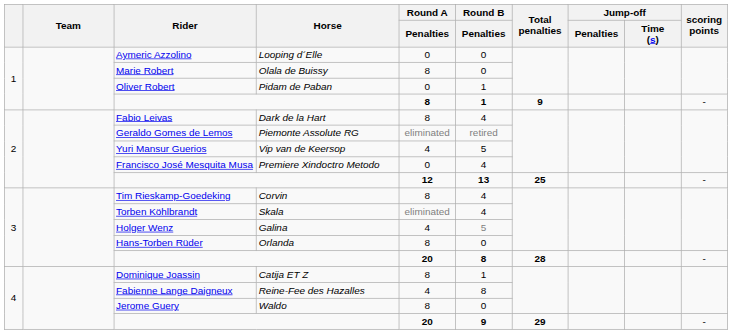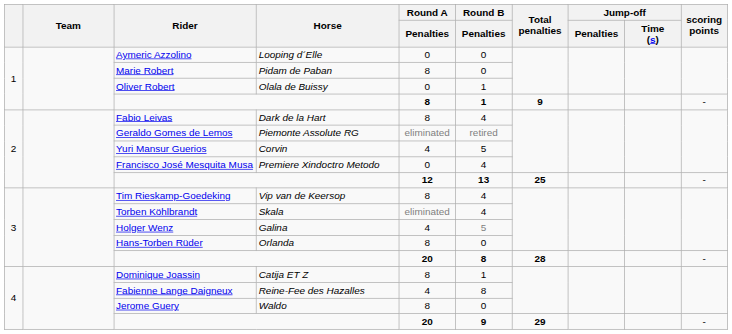(293, 71) Olala de Buissy -> (295, 71) Pidam de Paban
(295, 86) Pidam de Paban -> (293, 86) Olala de Buissy
(302, 149) Vip van de Keersop -> (273, 149) Corvin
(273, 196) Corvin -> (302, 196) Vip van de Keersop
